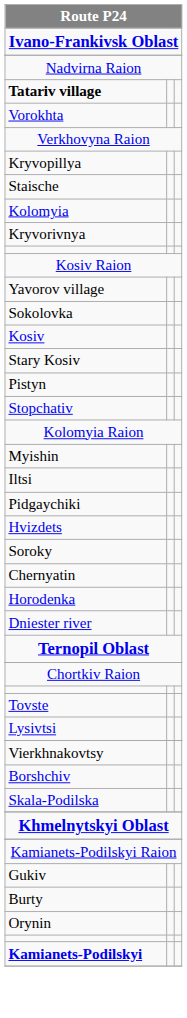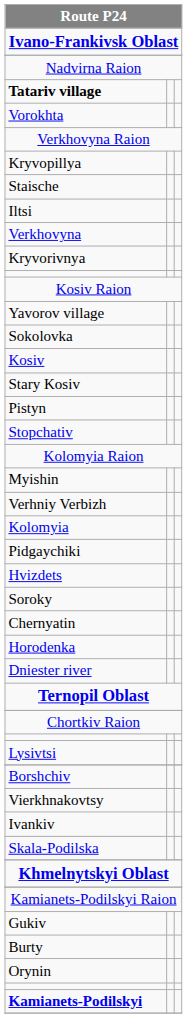rows swapped: (20, 479) <-> (39, 210)
+ row: (45, 234)
+ row: (57, 503)
- row: (28, 705)
rows swapped: (56, 752) <-> (39, 776)
+ row: (31, 824)
